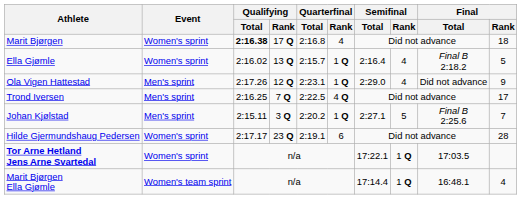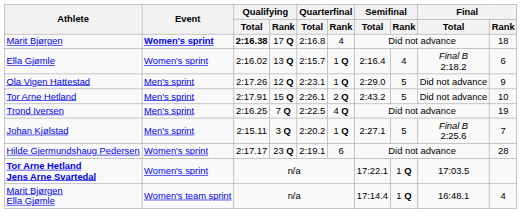(176, 42) normal -> (179, 42) bold
(503, 62) 5 -> (503, 62) 6
(404, 82) 4 -> (404, 82) 5
+ row: (41, 96)
(503, 96) 17 -> (503, 111) 19
